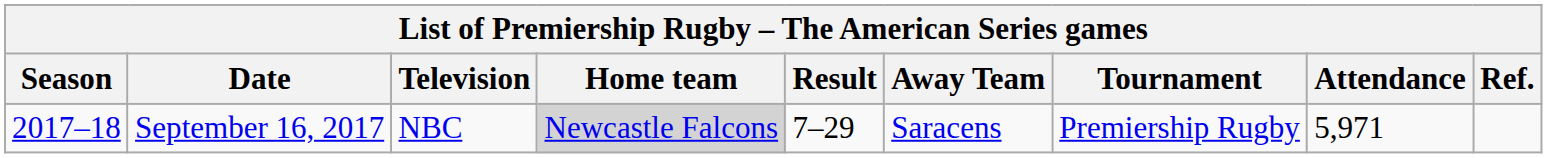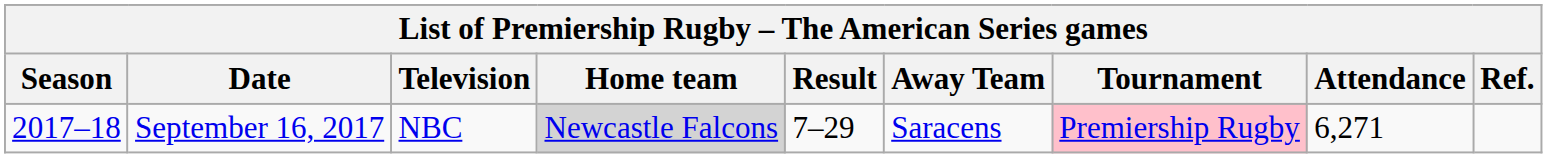(1180, 127) no background -> (1180, 127) pink background
(1349, 127) 5,971 -> (1349, 127) 6,271
